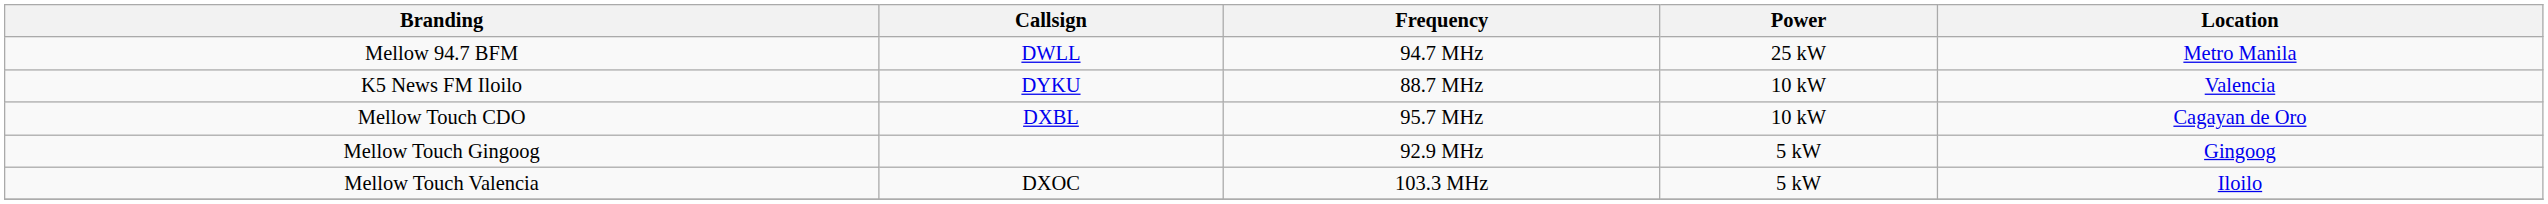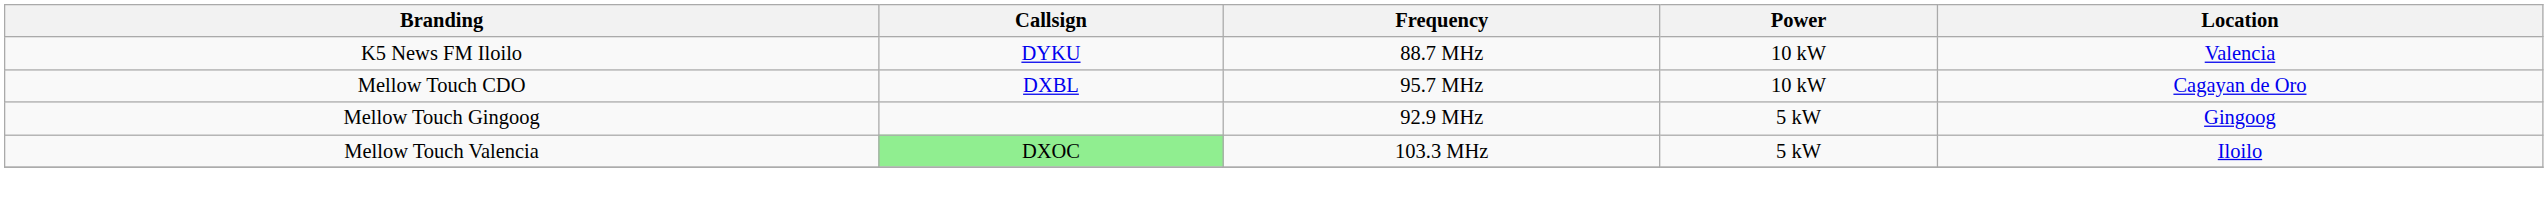- row: (442, 53)
(1051, 183) no background -> (1051, 150) lightgreen background
